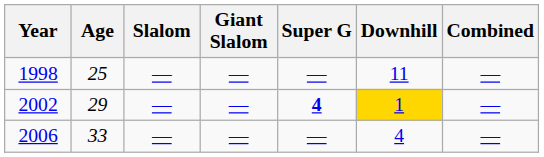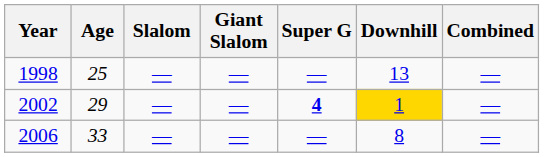(399, 73) 11 -> (399, 73) 13
(399, 135) 4 -> (399, 135) 8
